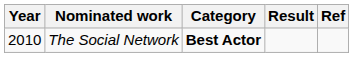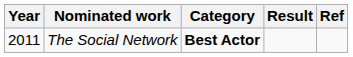(25, 40) 2010 -> (24, 40) 2011
